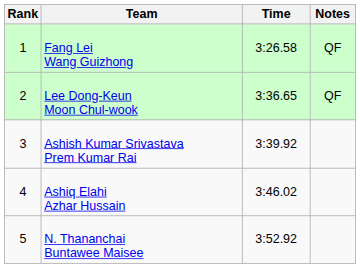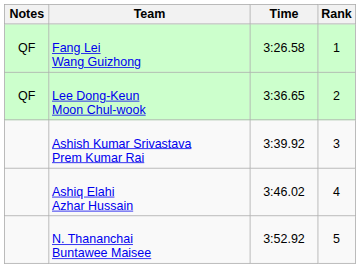columns swapped: (23, 14) <-> (333, 14)
